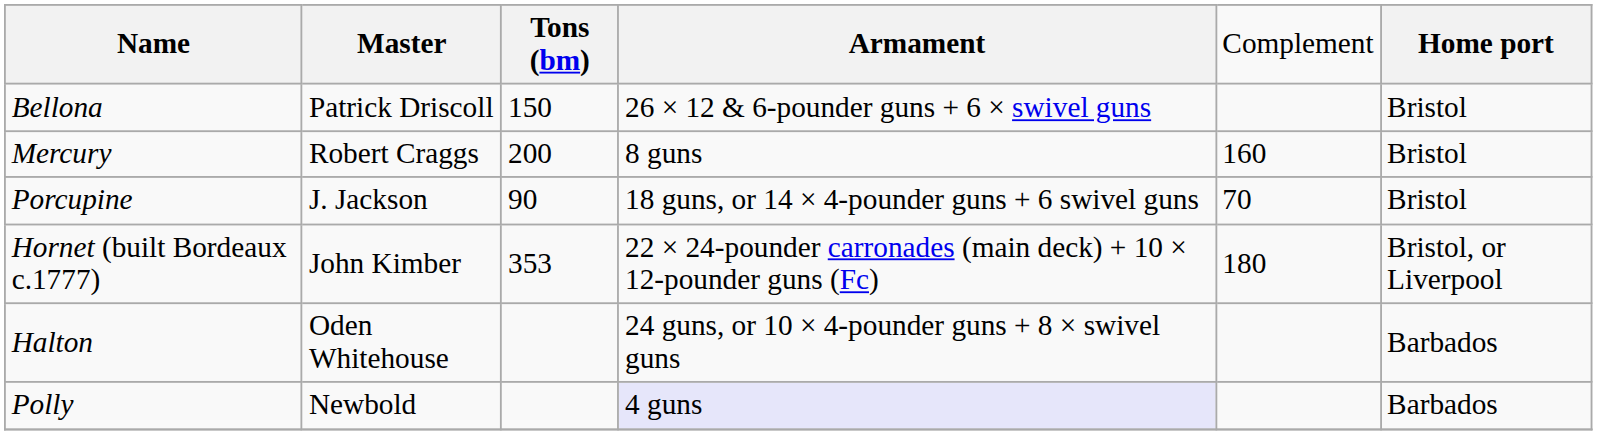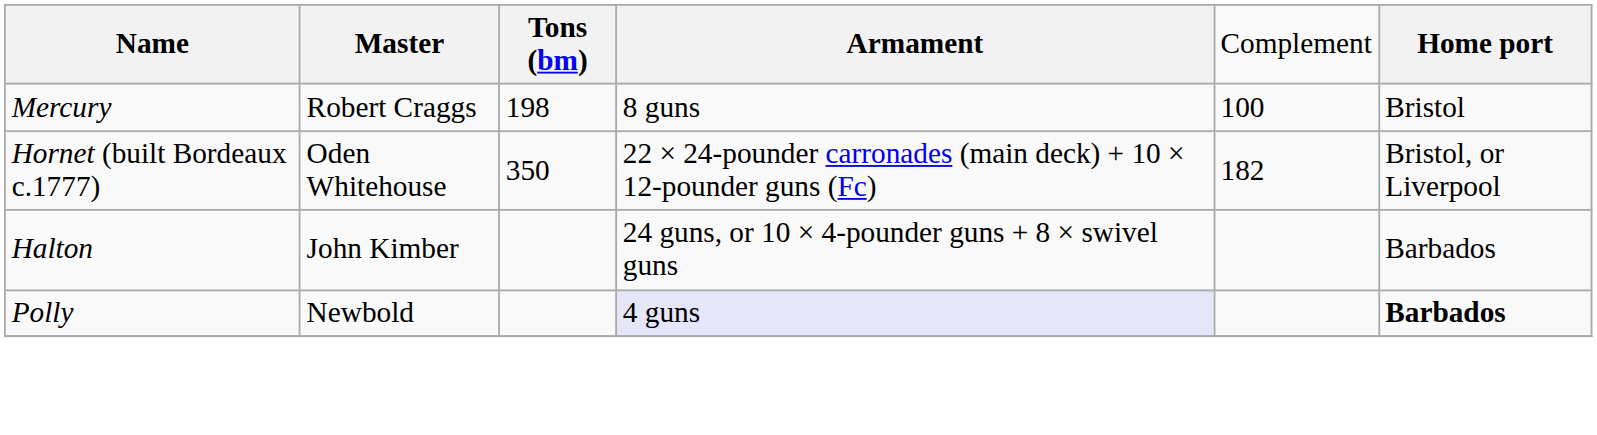- row: (57, 107)
(530, 153) 200 -> (528, 107) 198
(1244, 153) 160 -> (1242, 107) 100
- row: (72, 199)
(385, 262) John Kimber -> (377, 170) Oden Whitehouse
(530, 262) 353 -> (528, 170) 350
(1244, 262) 180 -> (1242, 170) 182
(379, 342) Oden Whitehouse -> (383, 249) John Kimber
(1442, 405) normal -> (1445, 312) bold
